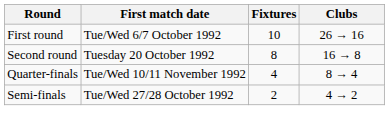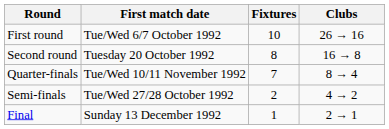(274, 74) 4 -> (274, 74) 7
+ row: (20, 114)
